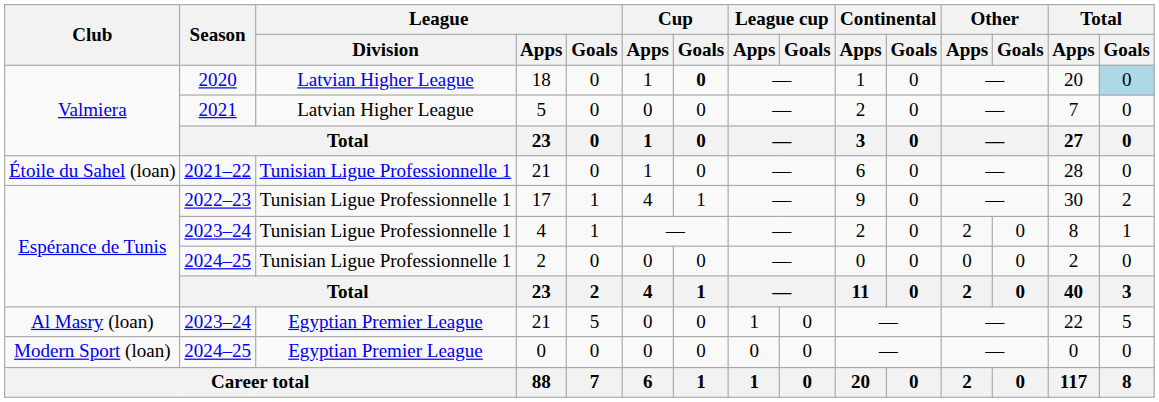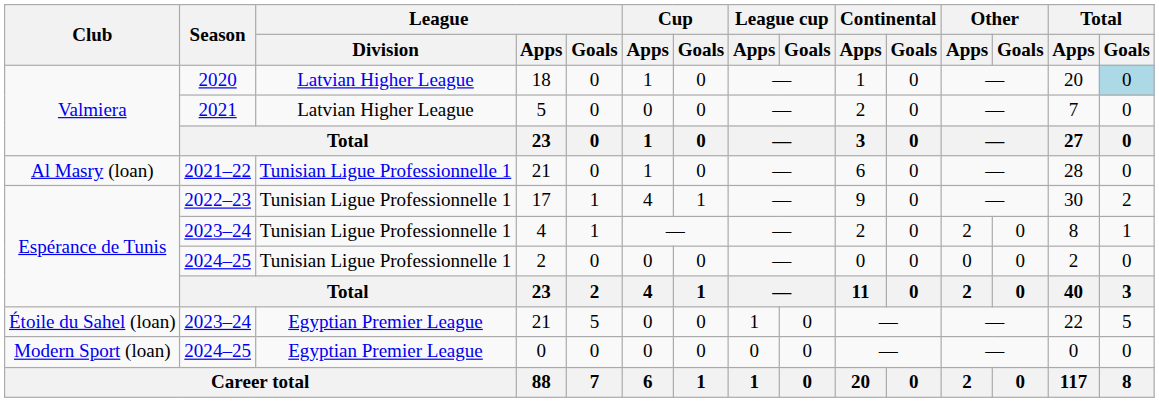(701, 79) bold -> (701, 79) normal
(92, 170) Étoile du Sahel (loan) -> (92, 170) Al Masry (loan)
(92, 321) Al Masry (loan) -> (92, 321) Étoile du Sahel (loan)
